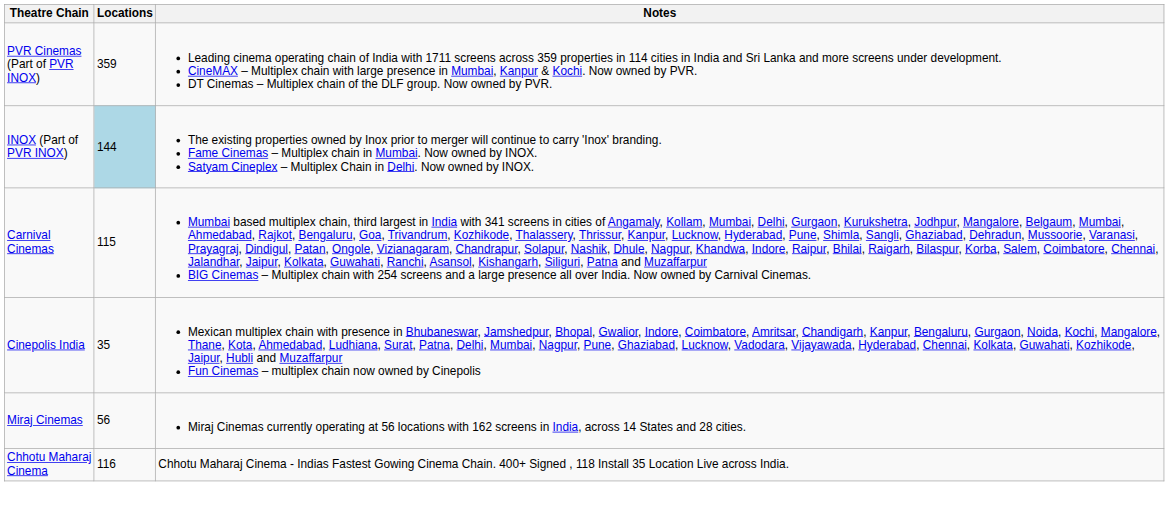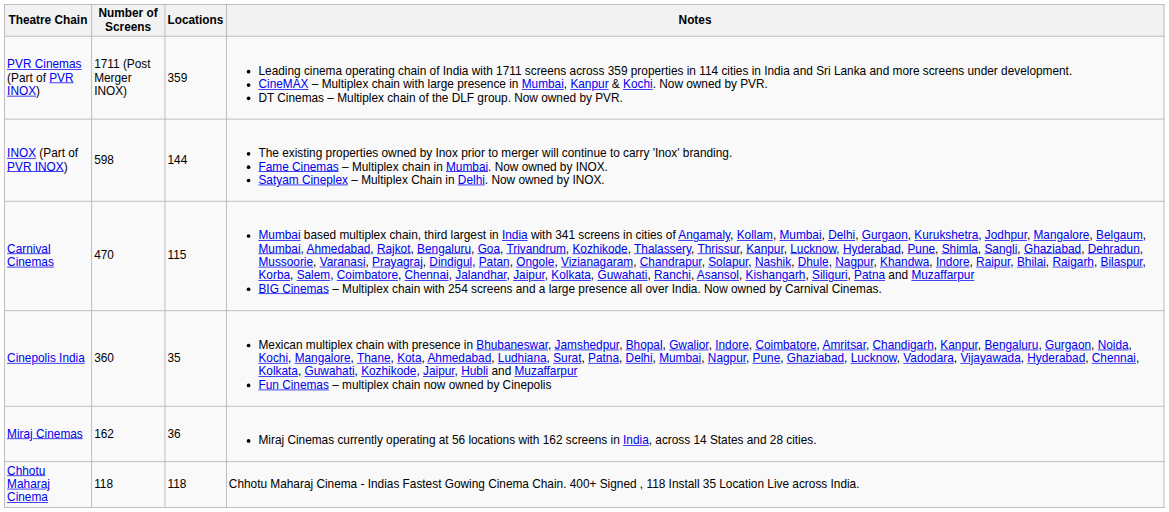+ column: (128, 20)
(107, 146) lightblue background -> (177, 160) no background
(104, 420) 56 -> (174, 434) 36
(106, 464) 116 -> (177, 484) 118
